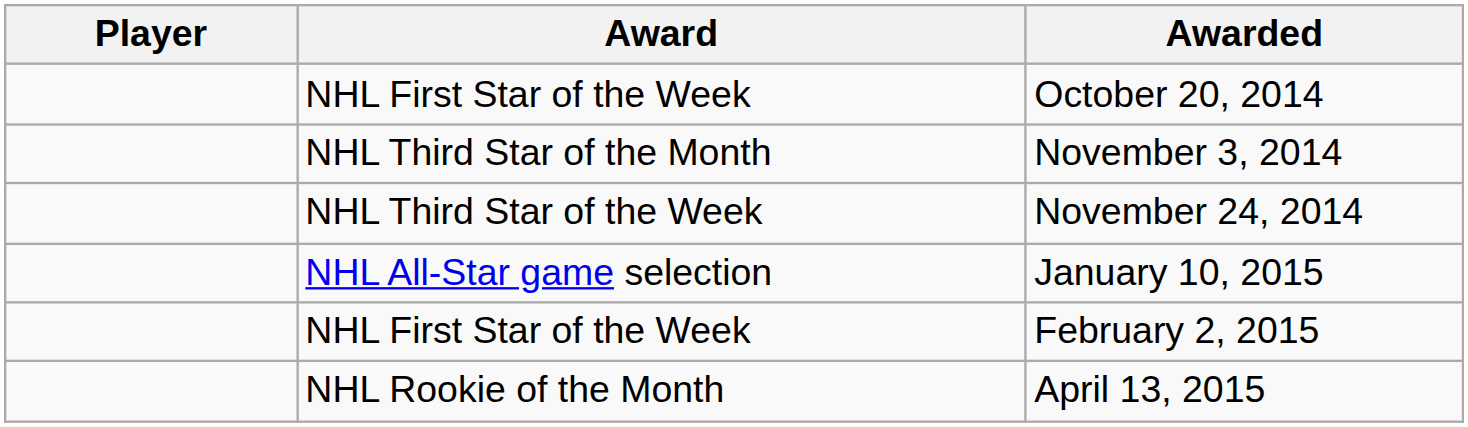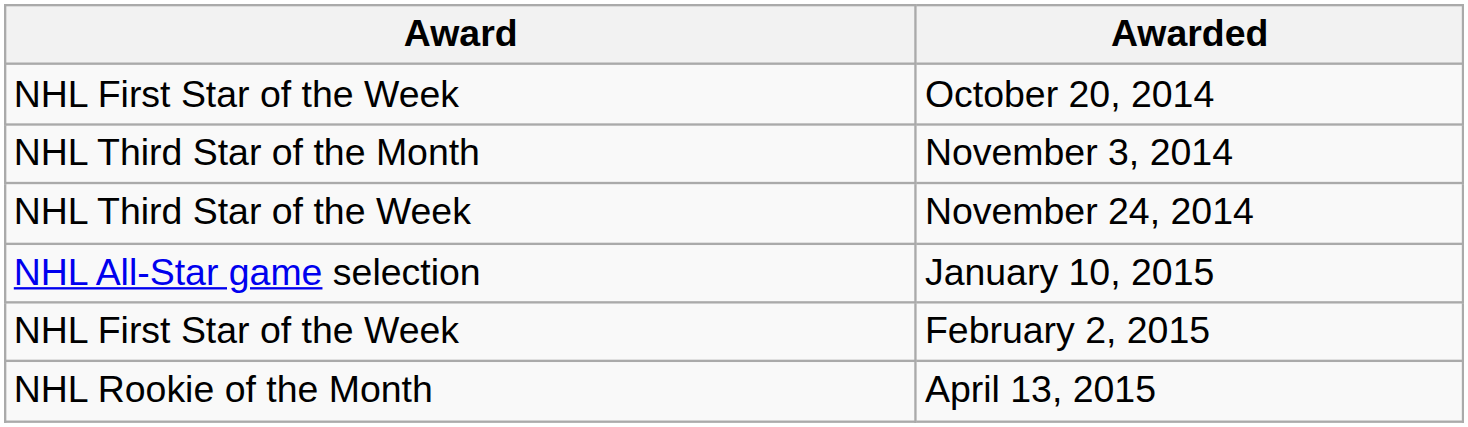- column: (151, 34)
